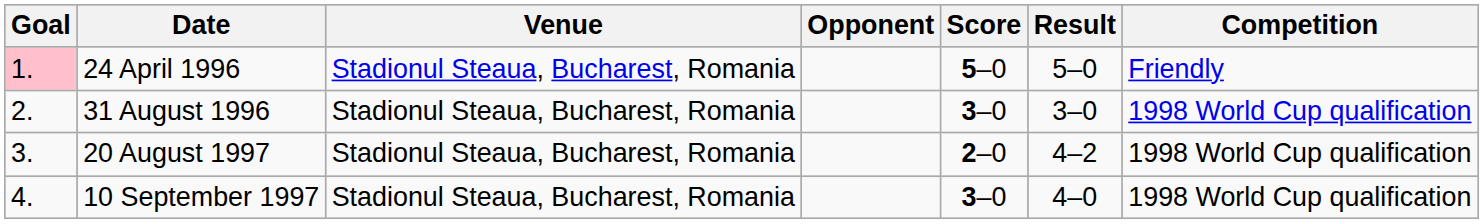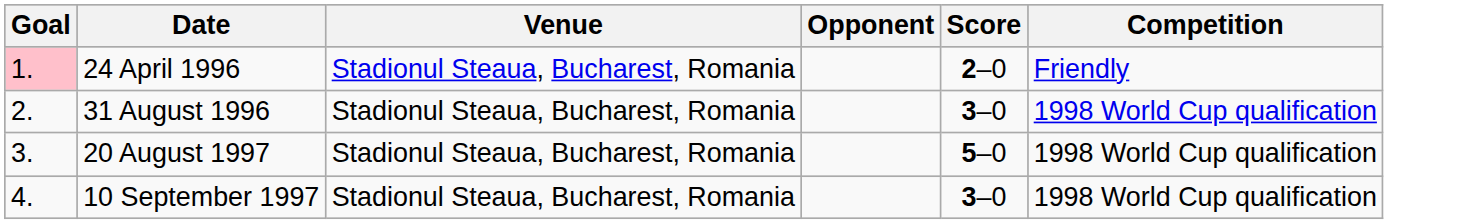- column: (1075, 25)
(984, 68) 5–0 -> (984, 68) 2–0
(984, 153) 2–0 -> (984, 153) 5–0
